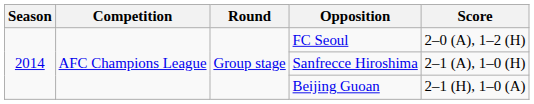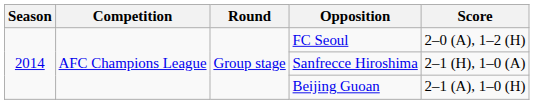(475, 63) 2–1 (A), 1–0 (H) -> (475, 63) 2–1 (H), 1–0 (A)
(475, 87) 2–1 (H), 1–0 (A) -> (475, 87) 2–1 (A), 1–0 (H)
